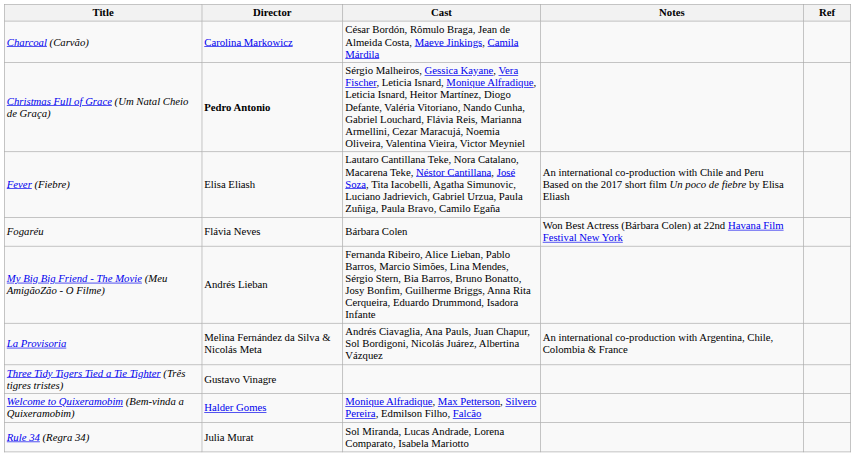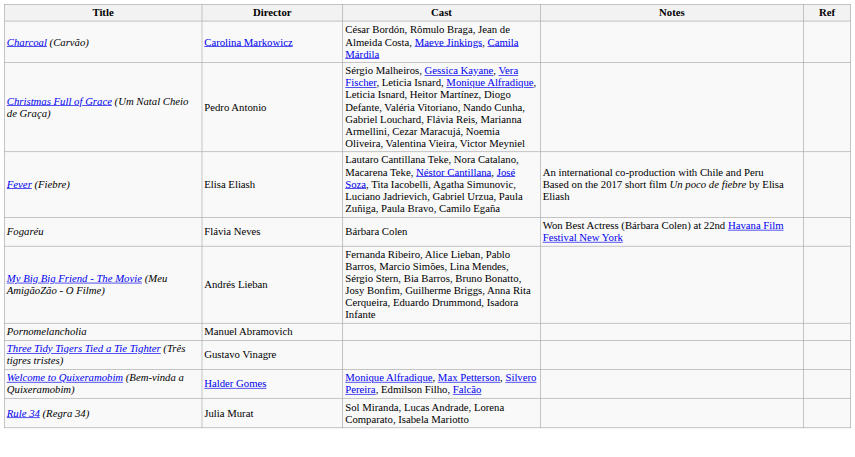(237, 107) bold -> (235, 107) normal
+ row: (47, 332)
- row: (37, 344)
